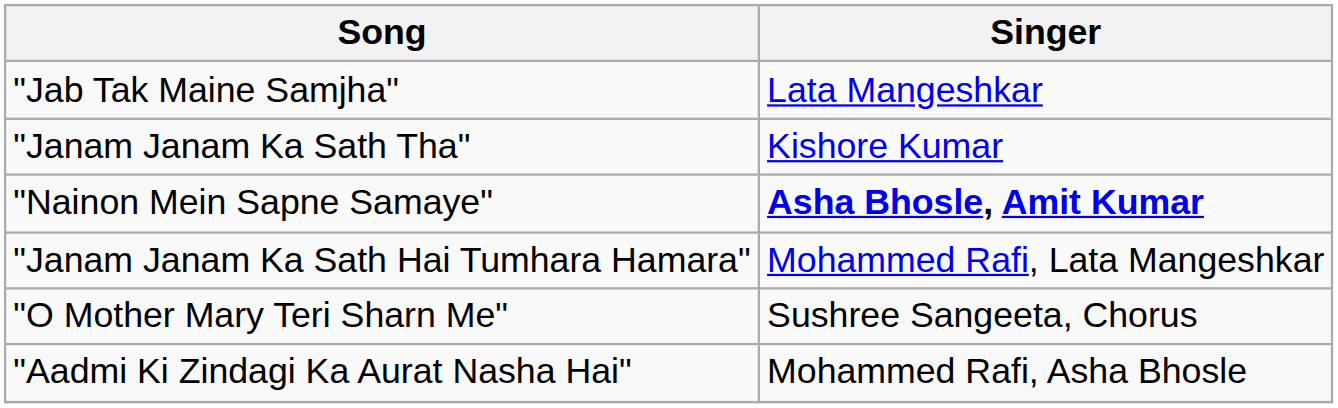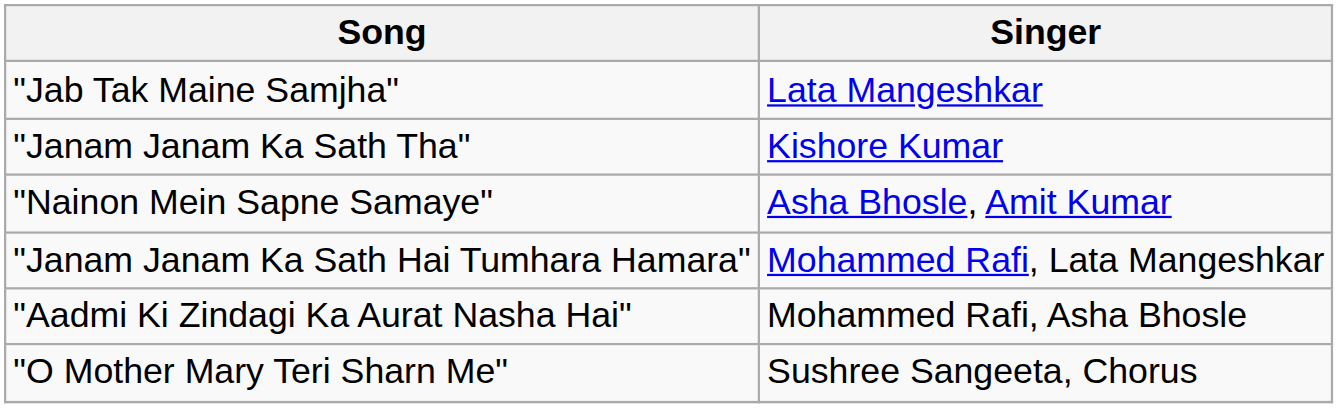(986, 202) bold -> (969, 202) normal
rows swapped: (261, 315) <-> (323, 372)
